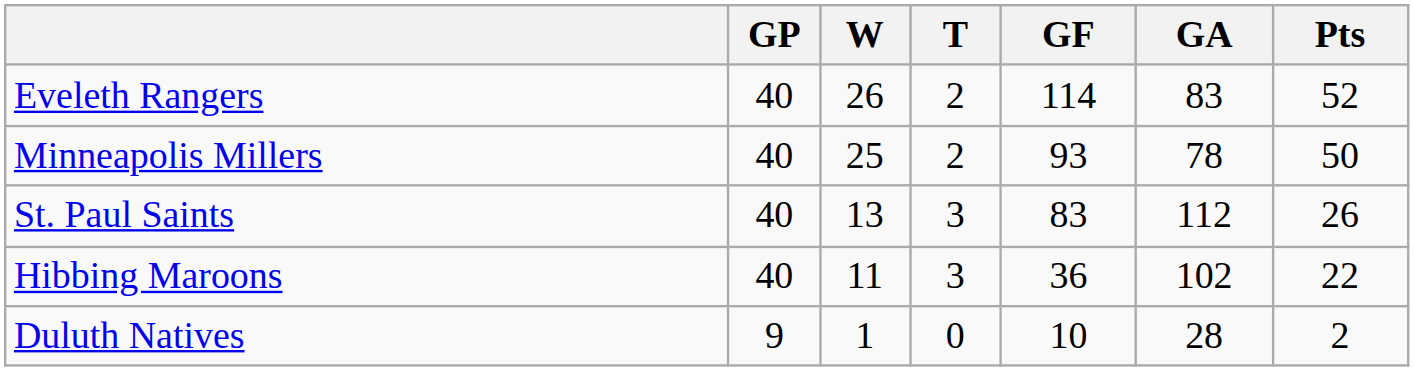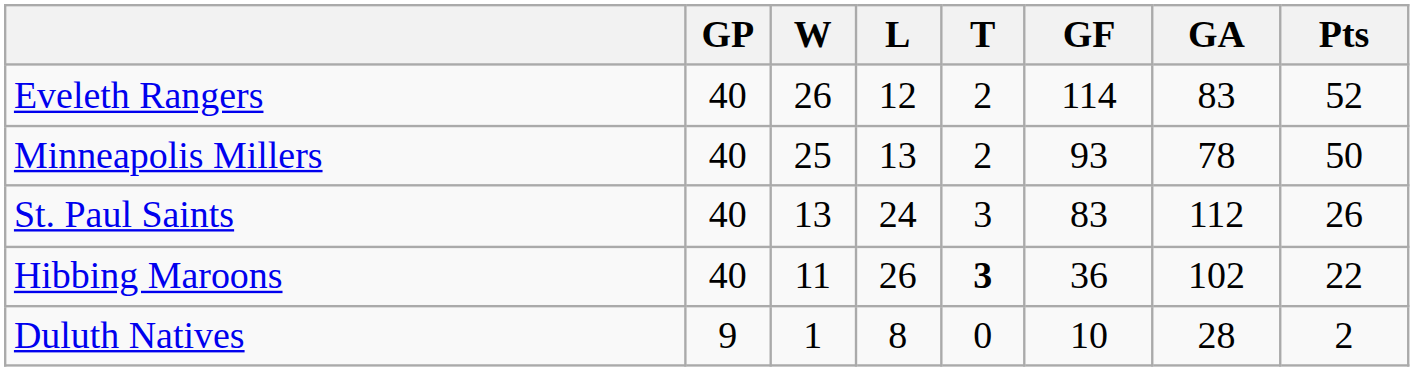+ column: (898, 34)
(955, 275) normal -> (983, 275) bold
